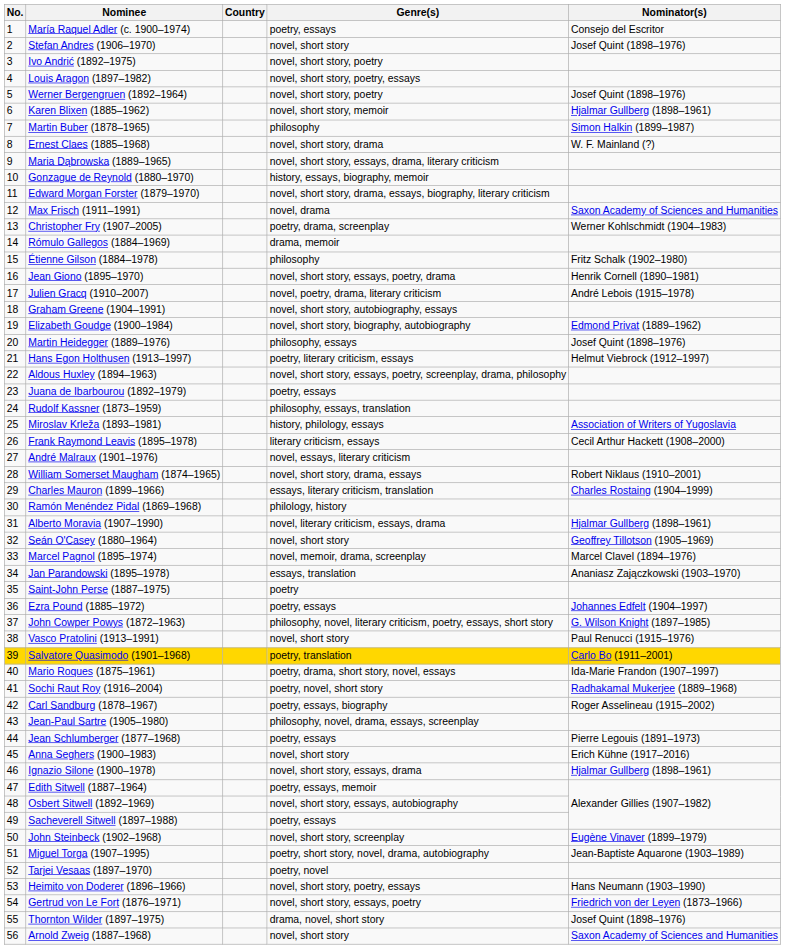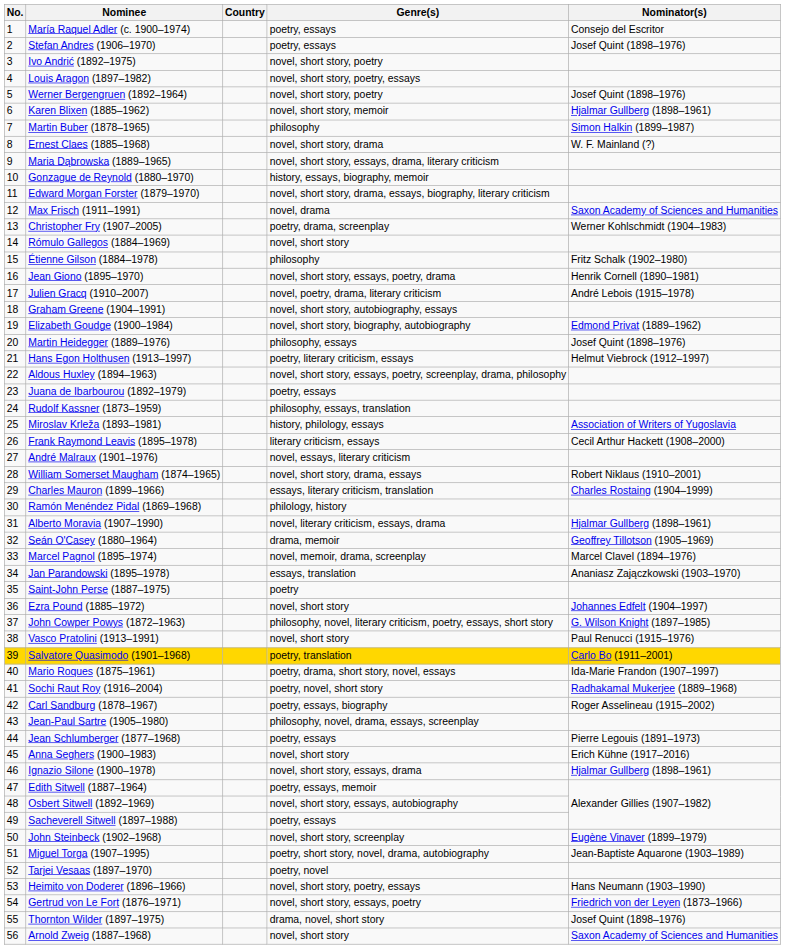(309, 45) novel, short story -> (303, 45) poetry, essays
(305, 243) drama, memoir -> (309, 243) novel, short story
(309, 540) novel, short story -> (305, 540) drama, memoir
(303, 606) poetry, essays -> (309, 606) novel, short story
